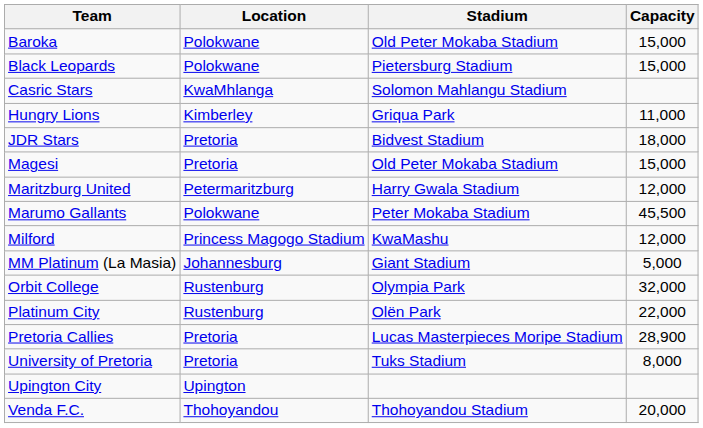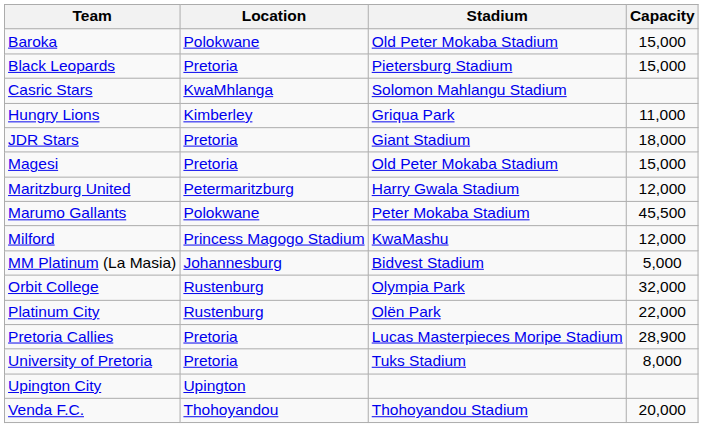(221, 66) Polokwane -> (211, 66) Pretoria
(428, 139) Bidvest Stadium -> (421, 139) Giant Stadium
(421, 262) Giant Stadium -> (428, 262) Bidvest Stadium
